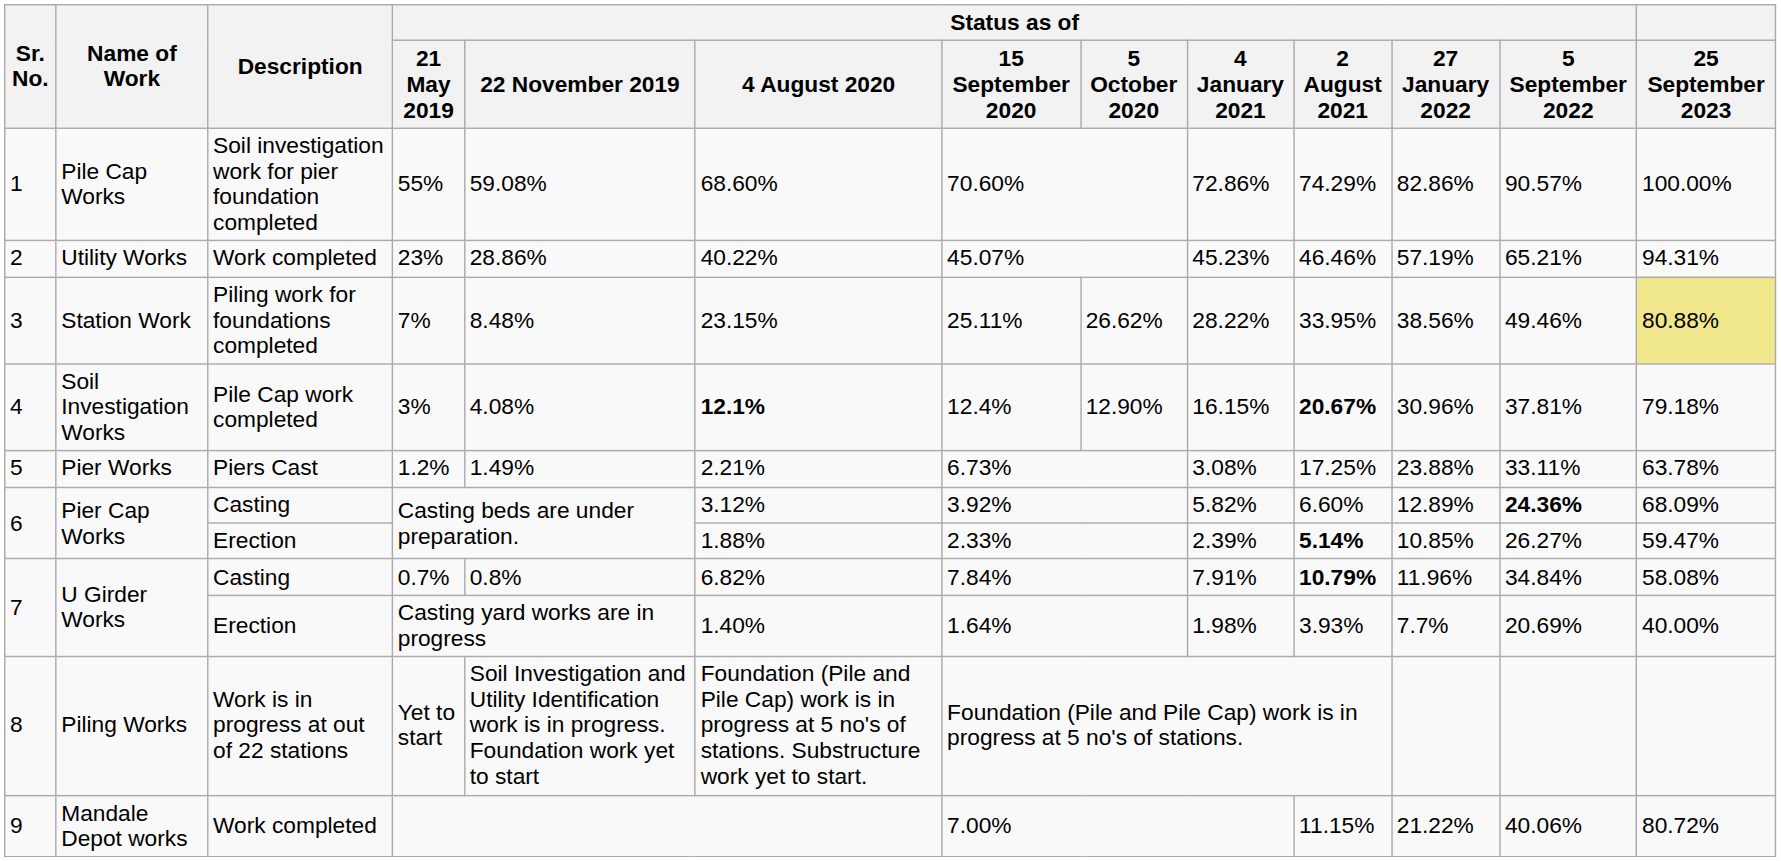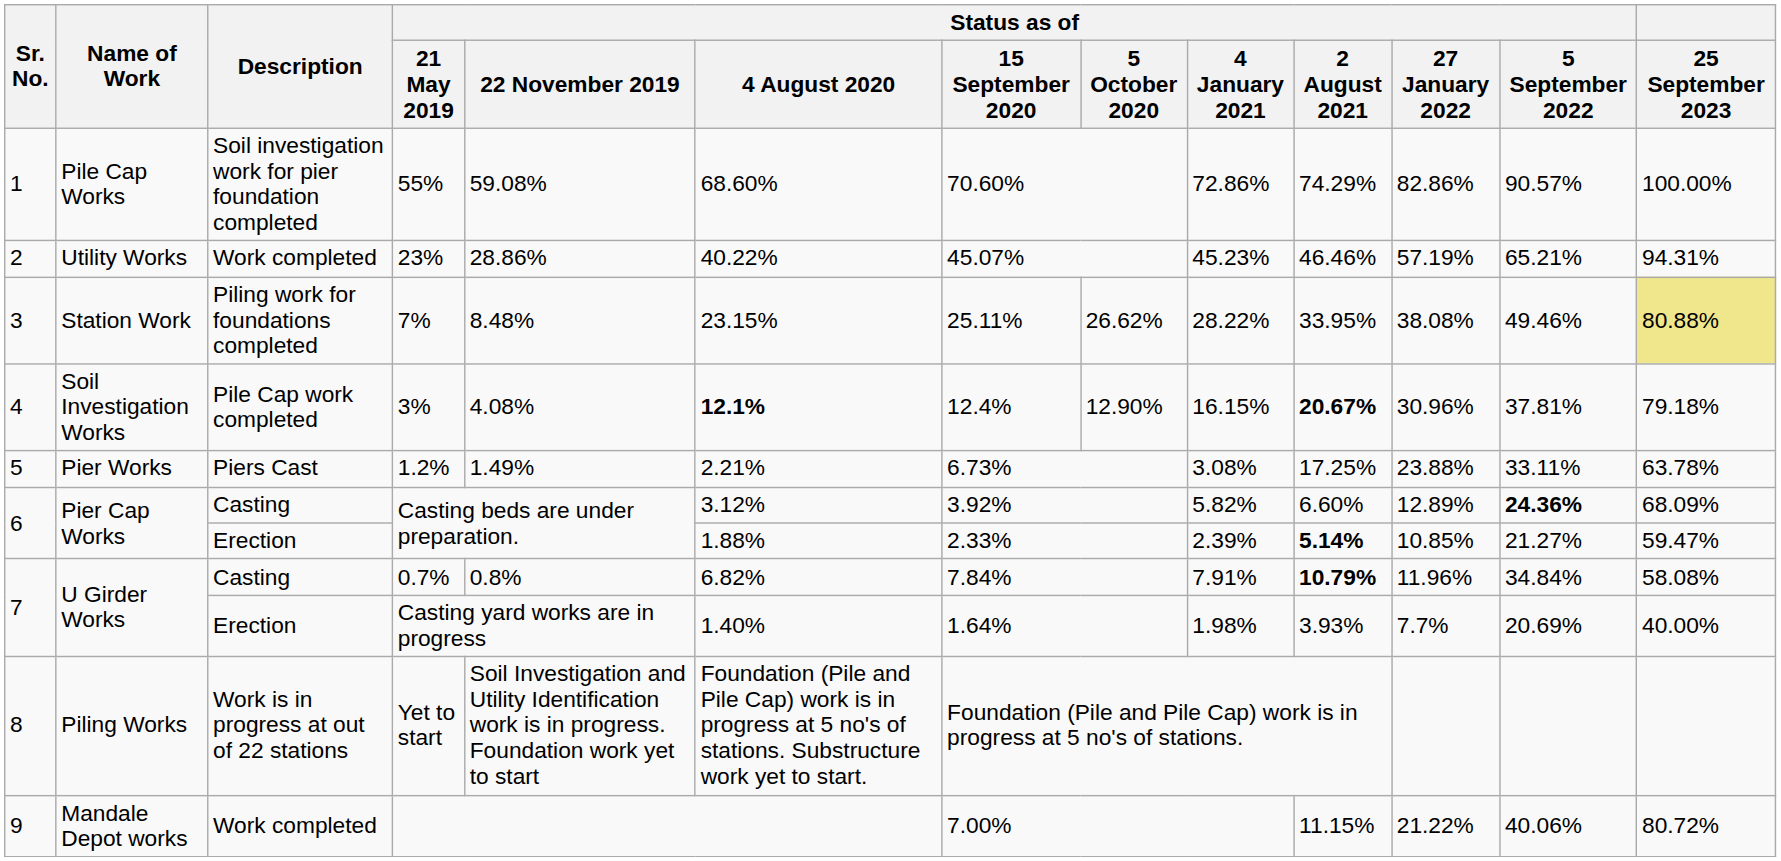(1435, 320) 38.56% -> (1435, 320) 38.08%
(1544, 540) 26.27% -> (1544, 540) 21.27%
